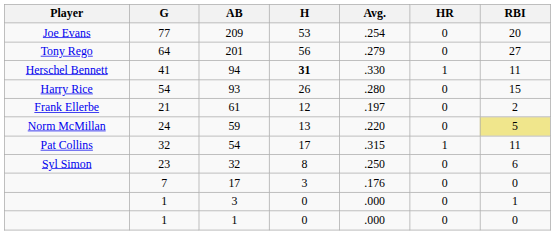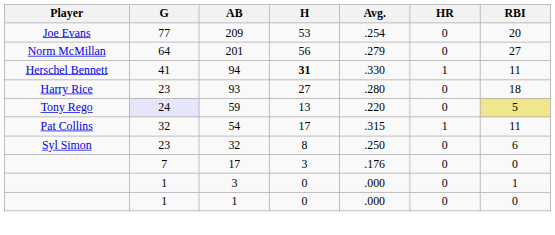(67, 51) Tony Rego -> (67, 51) Norm McMillan
(164, 88) 54 -> (164, 88) 23
(305, 88) 26 -> (305, 88) 27
(515, 88) 15 -> (515, 88) 18
- row: (234, 107)
(67, 126) Norm McMillan -> (67, 107) Tony Rego
(164, 126) no background -> (164, 107) lavender background
